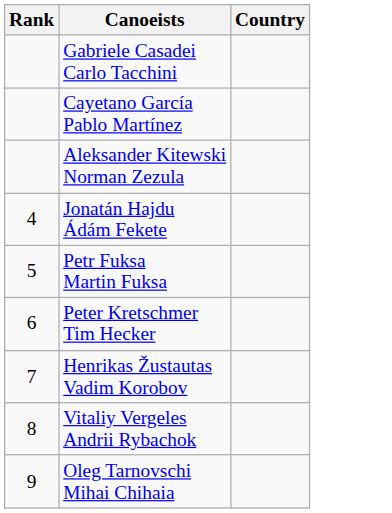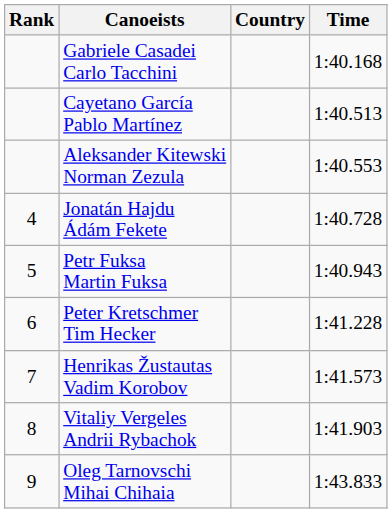+ column: (348, 19)
